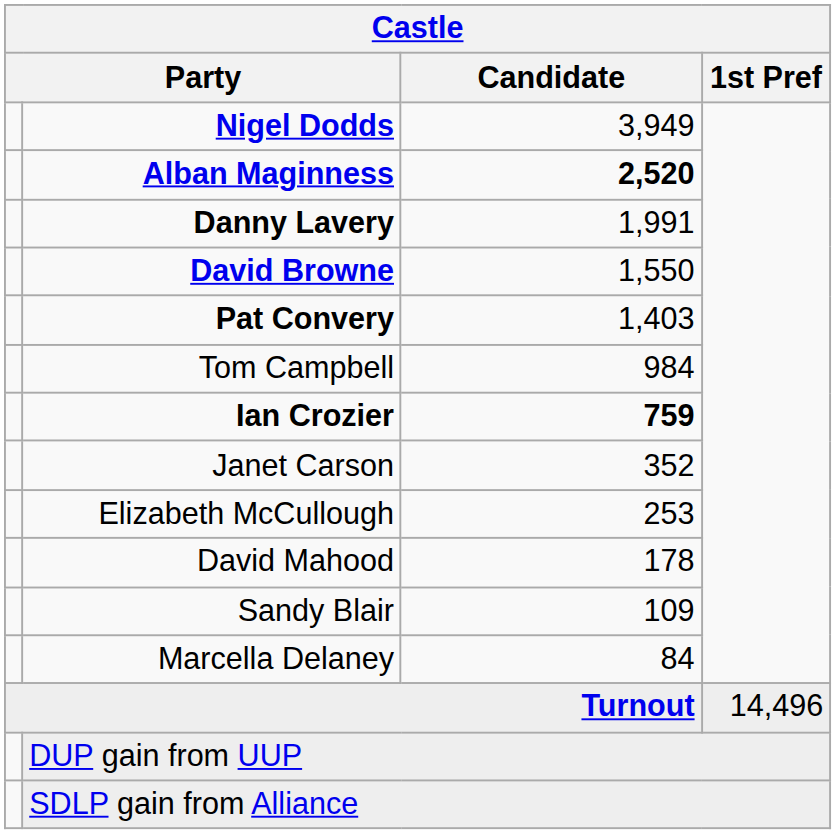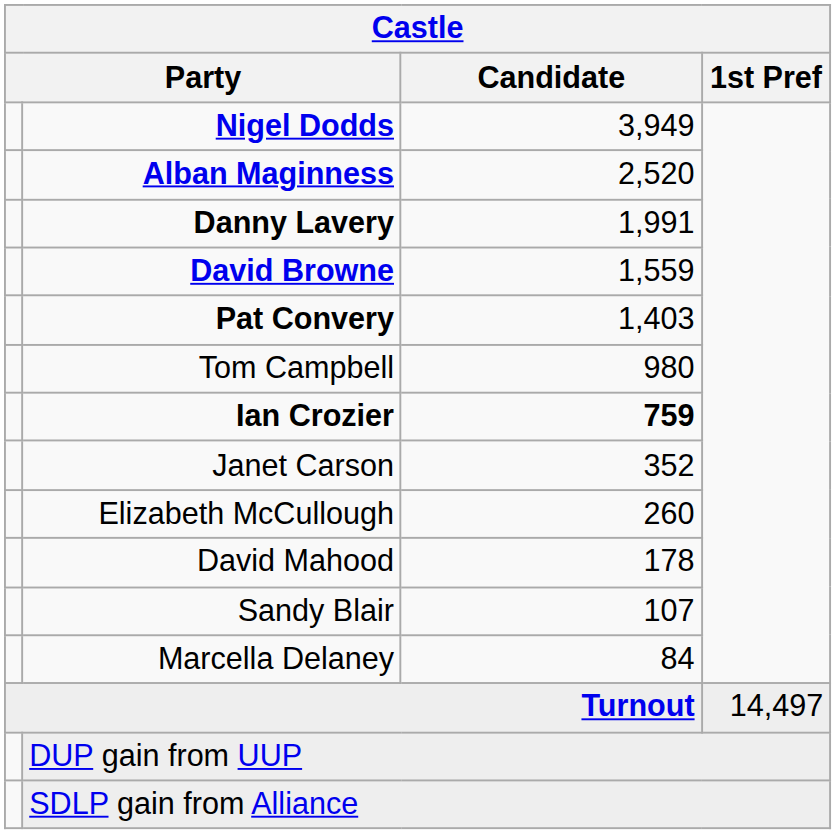(656, 174) bold -> (656, 174) normal
(656, 271) 1,550 -> (656, 271) 1,559
(669, 367) 984 -> (669, 367) 980
(669, 513) 253 -> (669, 513) 260
(669, 610) 109 -> (669, 610) 107
(777, 707) 14,496 -> (777, 707) 14,497
